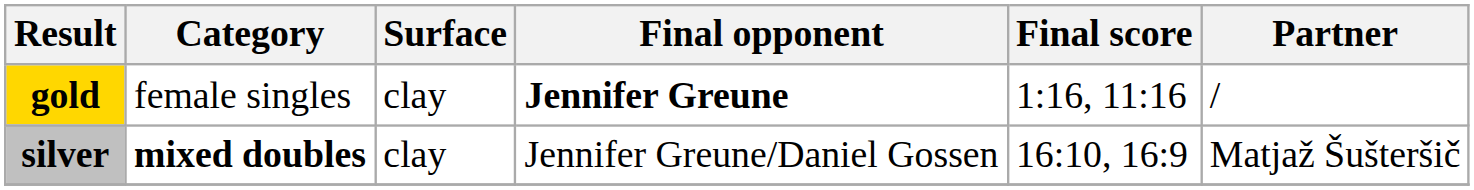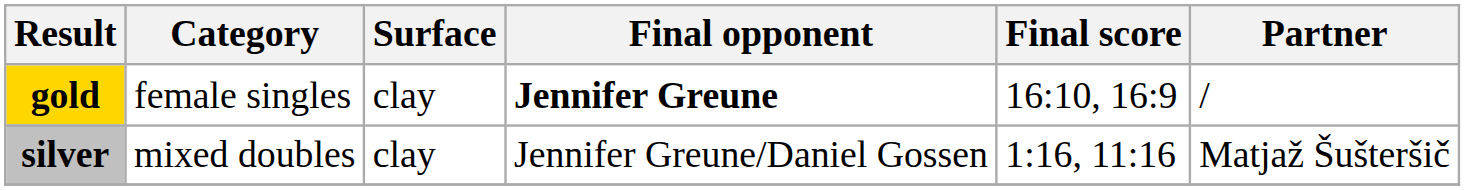(1101, 94) 1:16, 11:16 -> (1091, 94) 16:10, 16:9
(250, 154) bold -> (245, 154) normal
(1102, 154) 16:10, 16:9 -> (1091, 154) 1:16, 11:16
